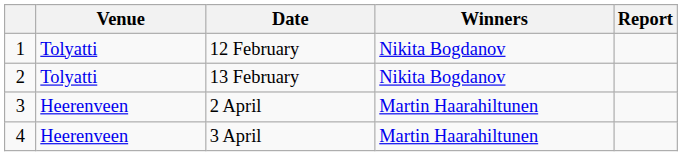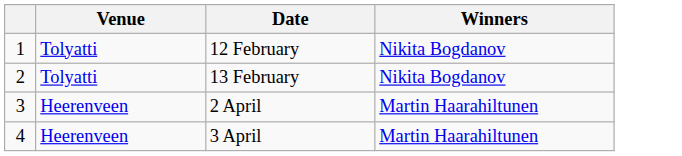- column: (645, 19)
